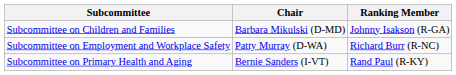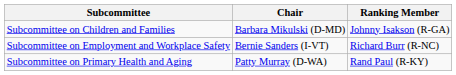(281, 45) Patty Murray (D-WA) -> (282, 45) Bernie Sanders (I-VT)
(282, 62) Bernie Sanders (I-VT) -> (281, 62) Patty Murray (D-WA)
